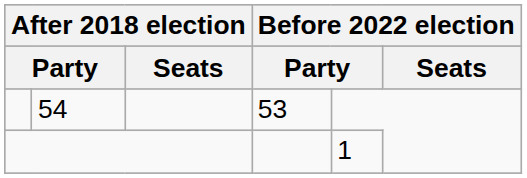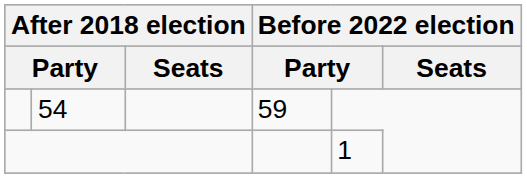(273, 109) 53 -> (273, 109) 59
